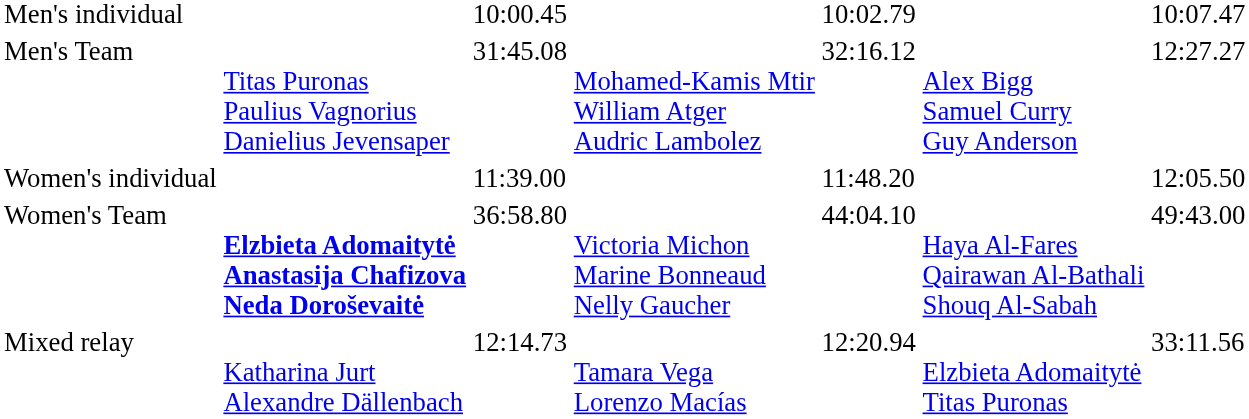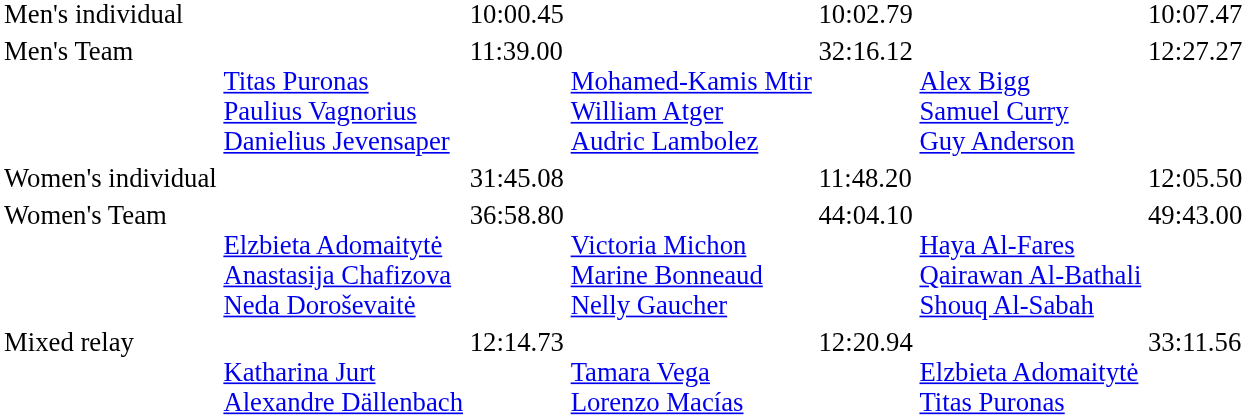(520, 51) 31:45.08 -> (516, 51) 11:39.00
(519, 178) 11:39.00 -> (517, 178) 31:45.08
(345, 275) bold -> (337, 275) normal
